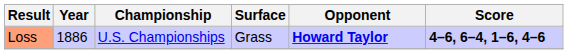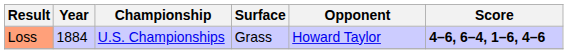(72, 37) 1886 -> (72, 37) 1884
(340, 37) bold -> (337, 37) normal
